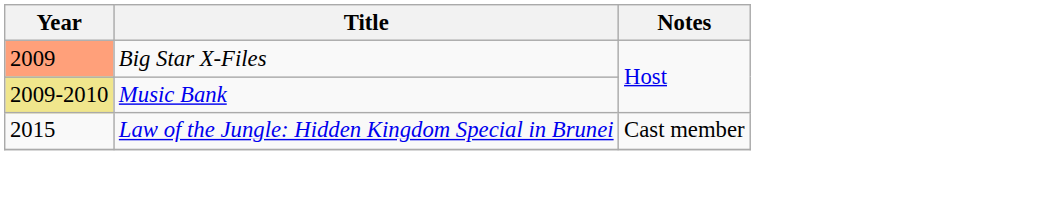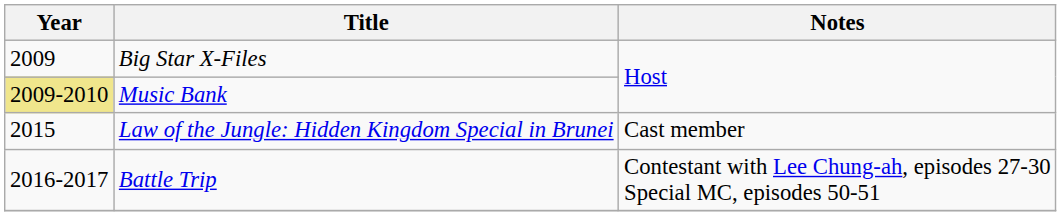(33, 58) lightsalmon background -> (33, 58) no background
+ row: (168, 179)
